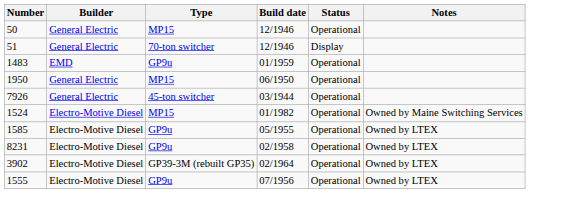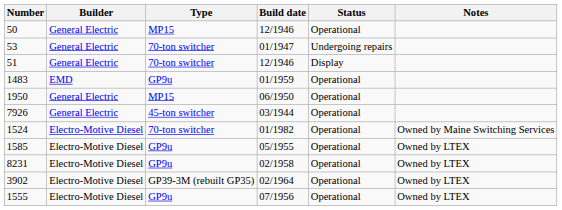+ row: (12, 46)
(161, 113) MP15 -> (181, 130) 70-ton switcher
